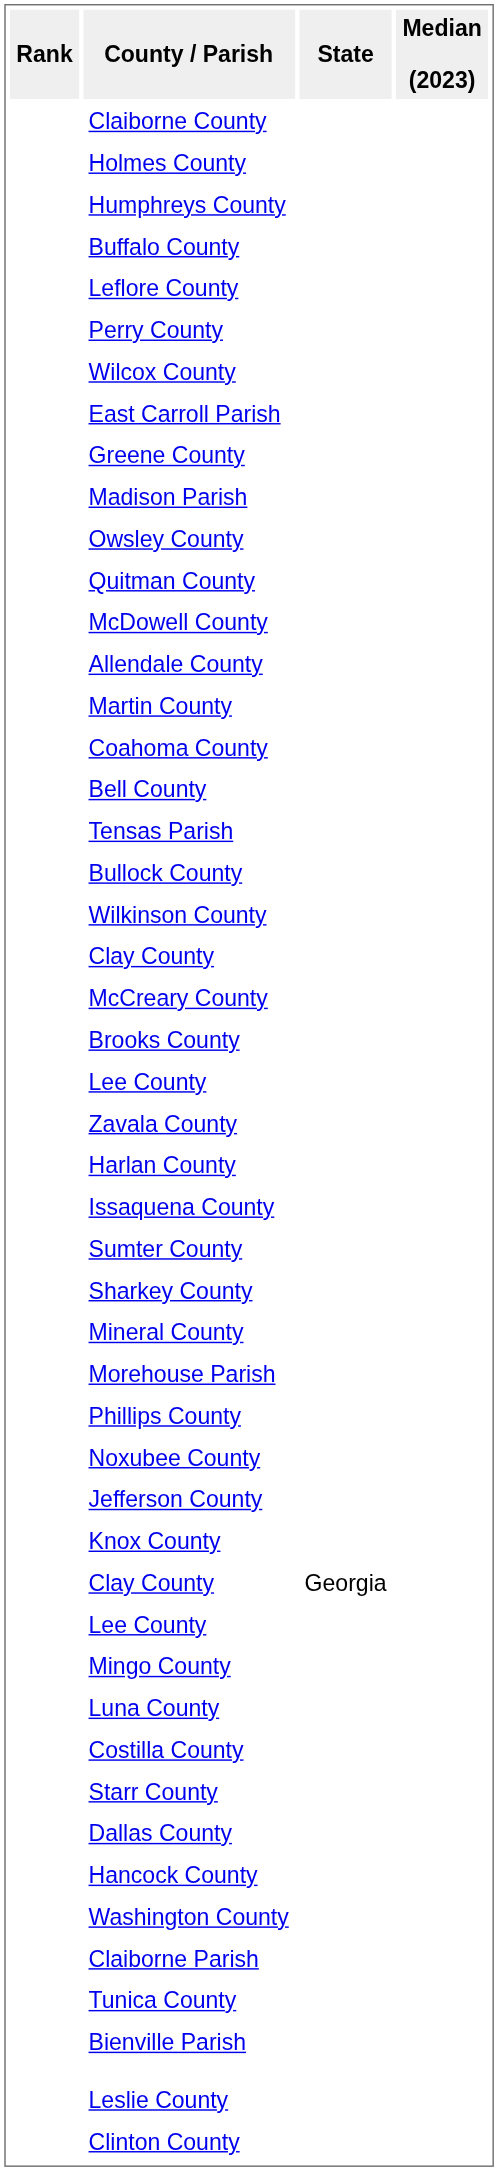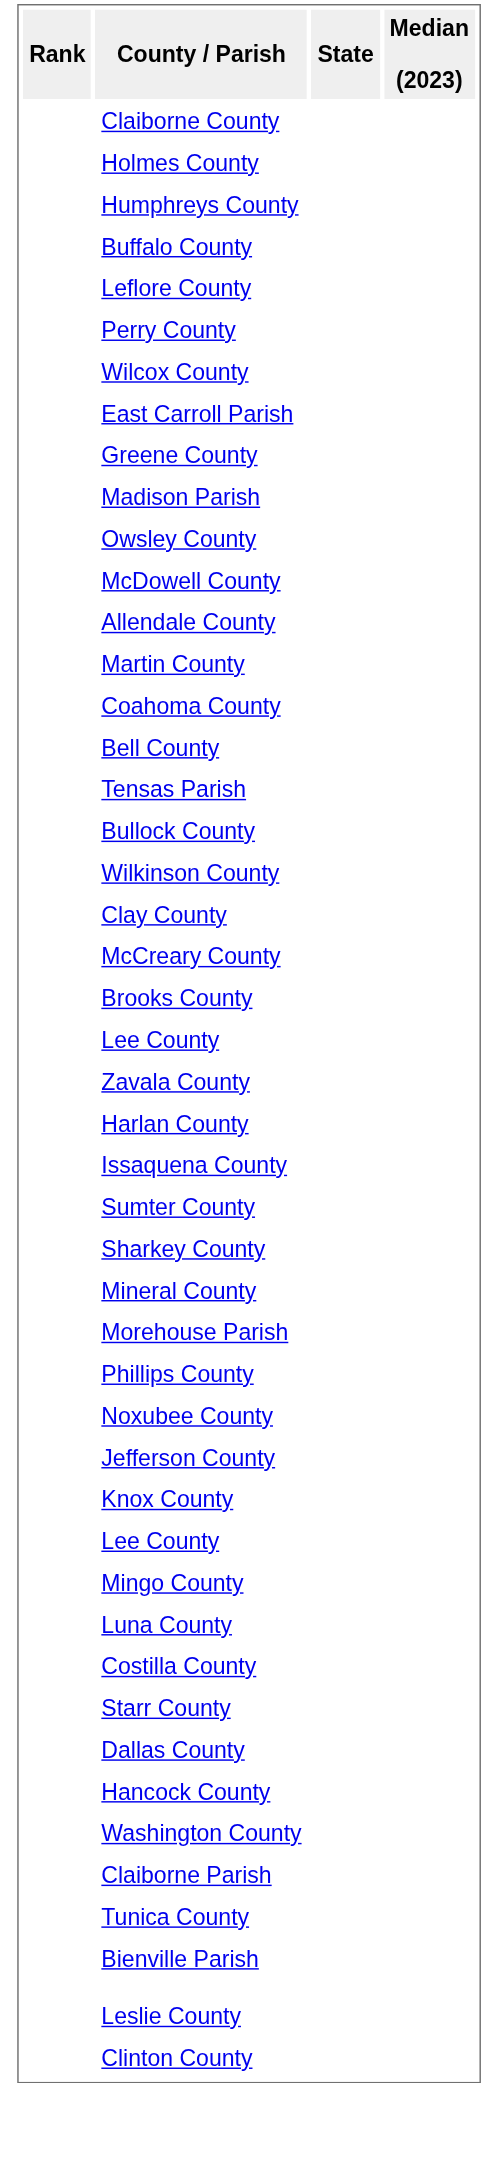- row: (172, 581)
- row: (151, 1583)
